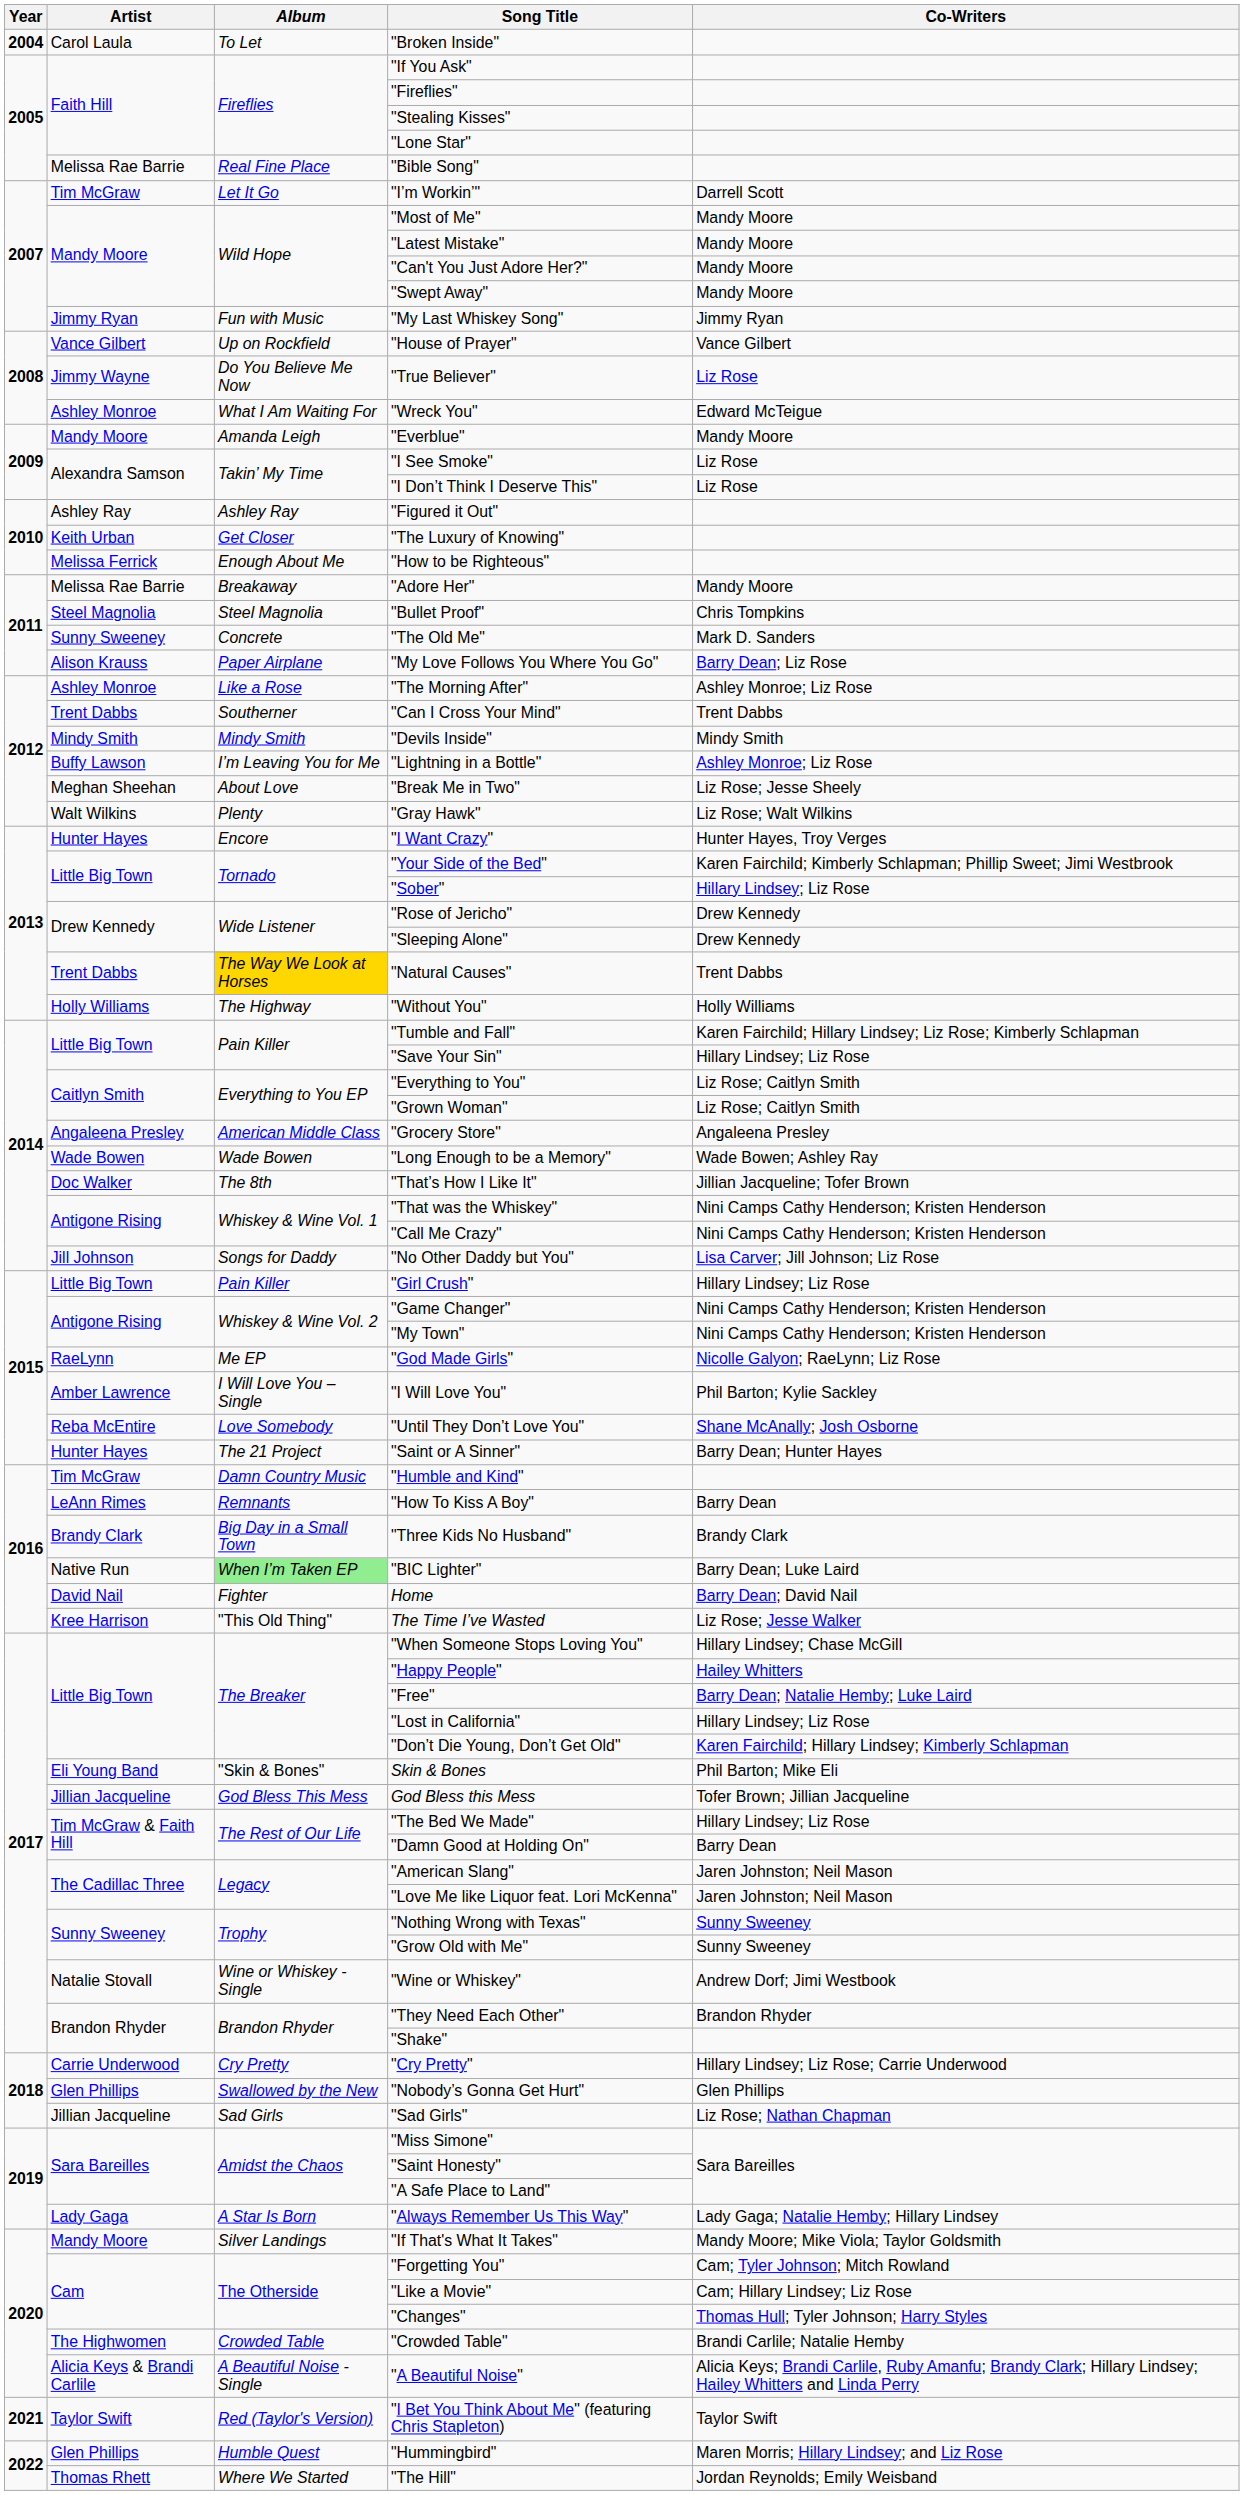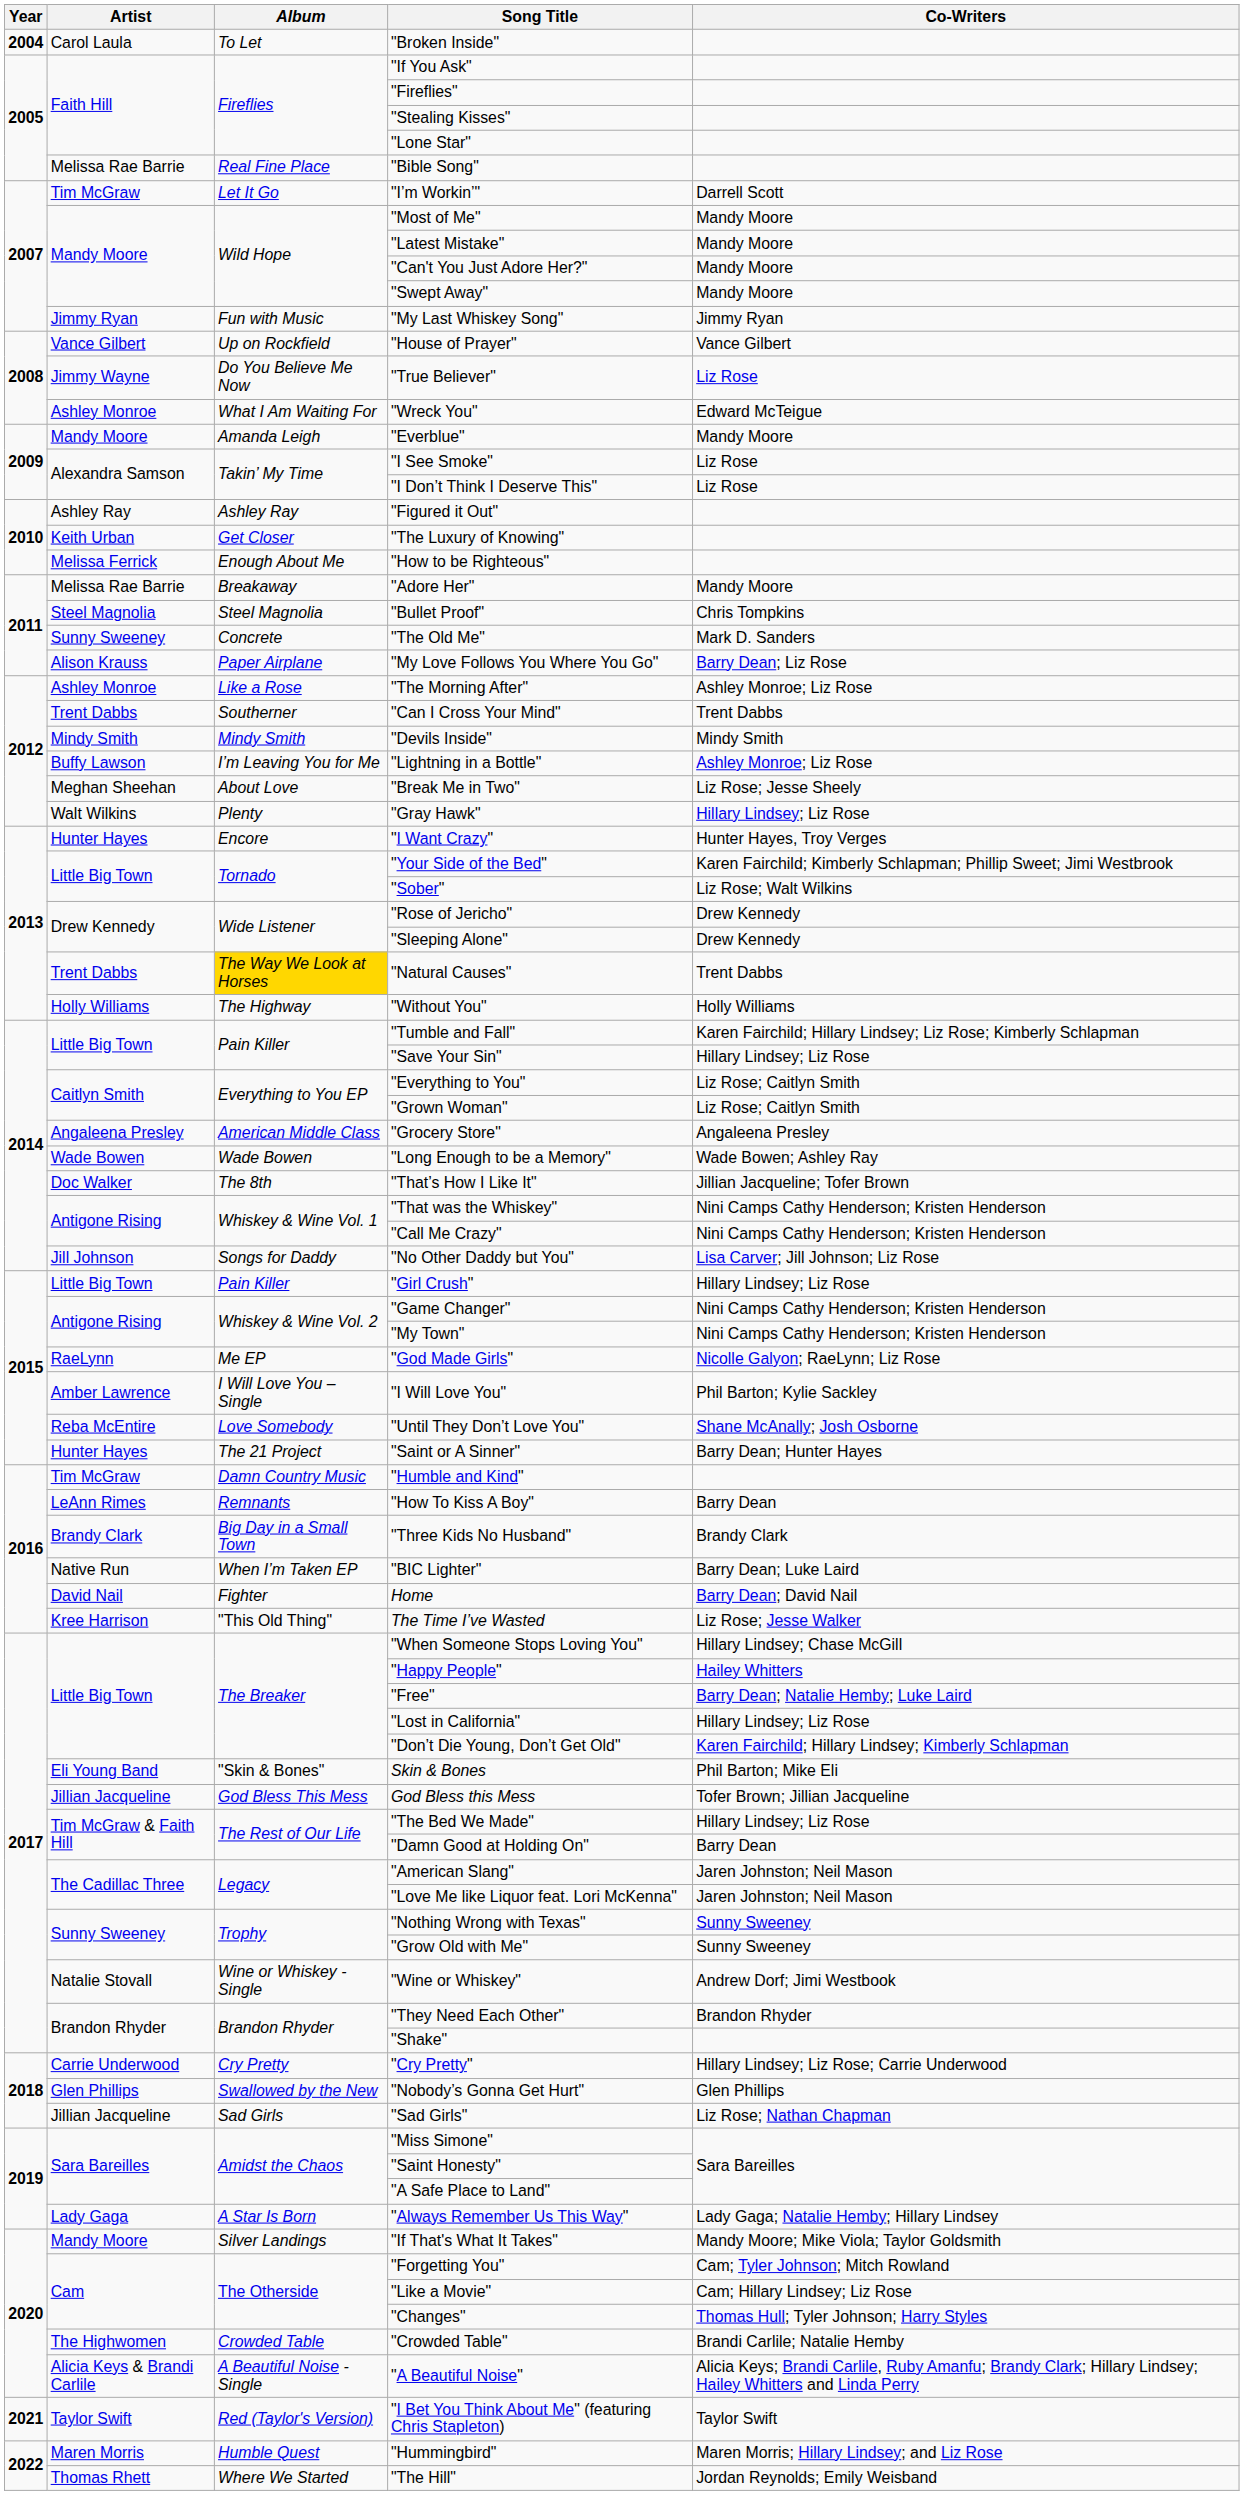(774, 813) Liz Rose; Walt Wilkins -> (783, 813) Hillary Lindsey; Liz Rose
(783, 889) Hillary Lindsey; Liz Rose -> (774, 889) Liz Rose; Walt Wilkins
(288, 1570) lightgreen background -> (288, 1570) no background
(95, 2452) Glen Phillips -> (97, 2452) Maren Morris
